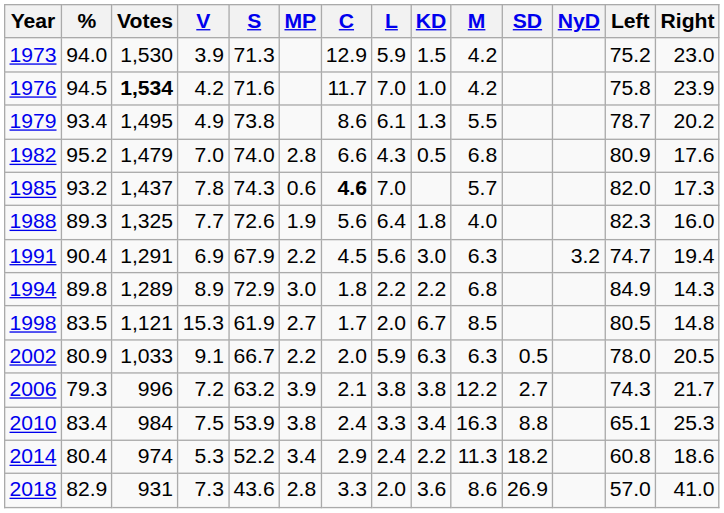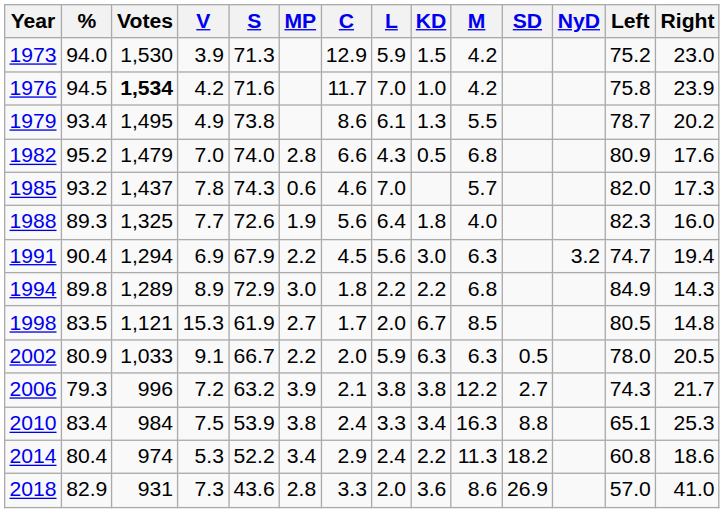(352, 188) bold -> (352, 188) normal
(147, 255) 1,291 -> (147, 255) 1,294
